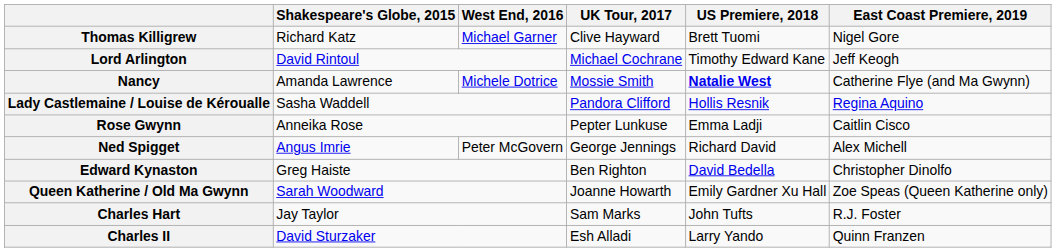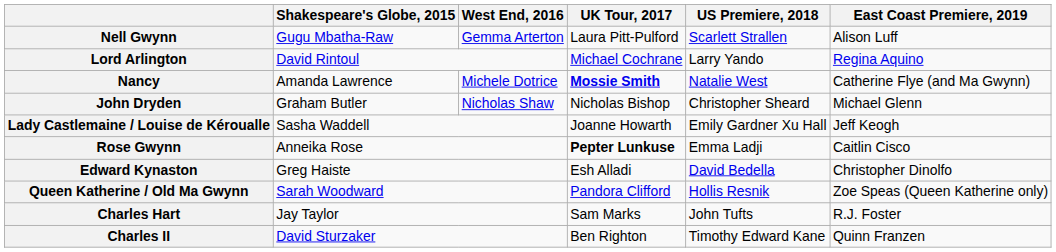+ row: (139, 37)
- row: (139, 37)
(757, 59) Timothy Edward Kane -> (726, 59) Larry Yando
(866, 59) Jeff Keogh -> (878, 59) Regina Aquino
(612, 81) normal -> (615, 81) bold
(730, 81) bold -> (728, 81) normal
+ row: (139, 103)
(620, 103) Pandora Clifford -> (621, 125) Joanne Howarth
(729, 103) Hollis Resnik -> (758, 125) Emily Gardner Xu Hall
(878, 103) Regina Aquino -> (866, 125) Jeff Keogh
(619, 125) normal -> (622, 147) bold
- row: (139, 147)
(608, 170) Ben Righton -> (601, 170) Esh Alladi
(621, 192) Joanne Howarth -> (620, 192) Pandora Clifford
(757, 192) Emily Gardner Xu Hall -> (729, 192) Hollis Resnik
(601, 236) Esh Alladi -> (609, 236) Ben Righton
(726, 236) Larry Yando -> (757, 236) Timothy Edward Kane
